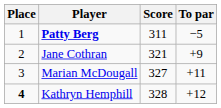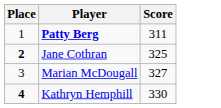- column: (196, 14)
(21, 53) normal -> (21, 53) bold
(158, 53) 321 -> (158, 53) 325
(158, 93) 328 -> (158, 93) 330
